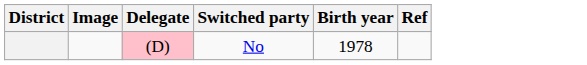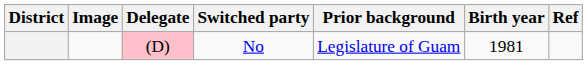+ column: (389, 18)
(355, 45) 1978 -> (506, 45) 1981
